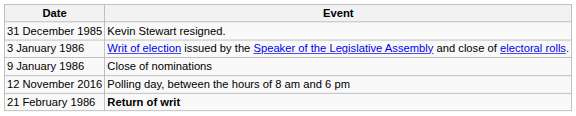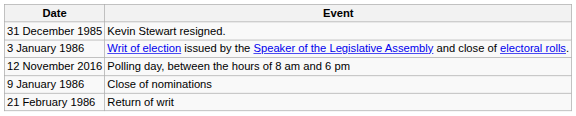rows swapped: (46, 66) <-> (55, 84)
(144, 102) bold -> (141, 102) normal
